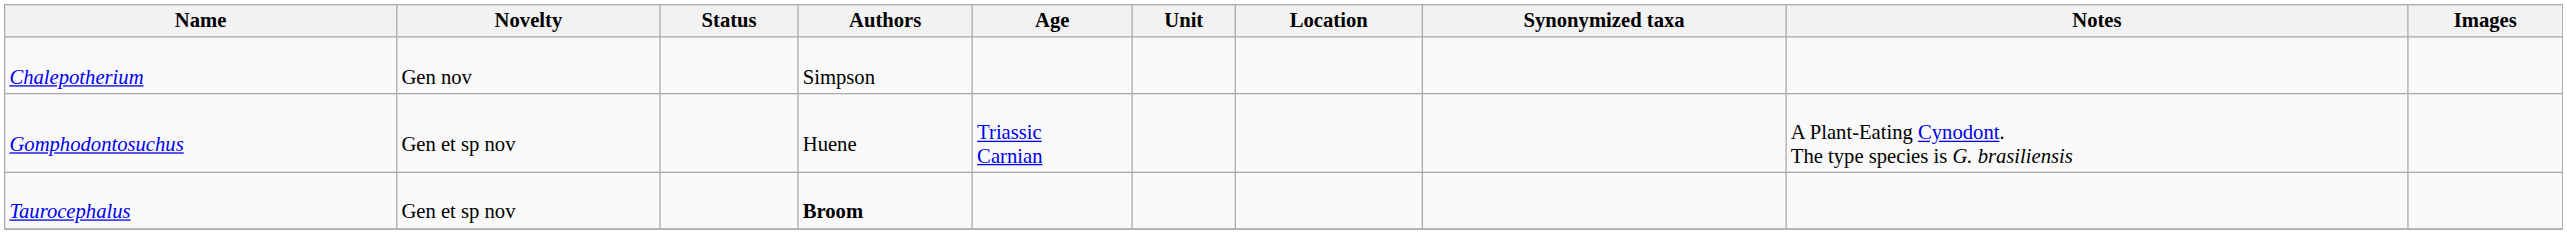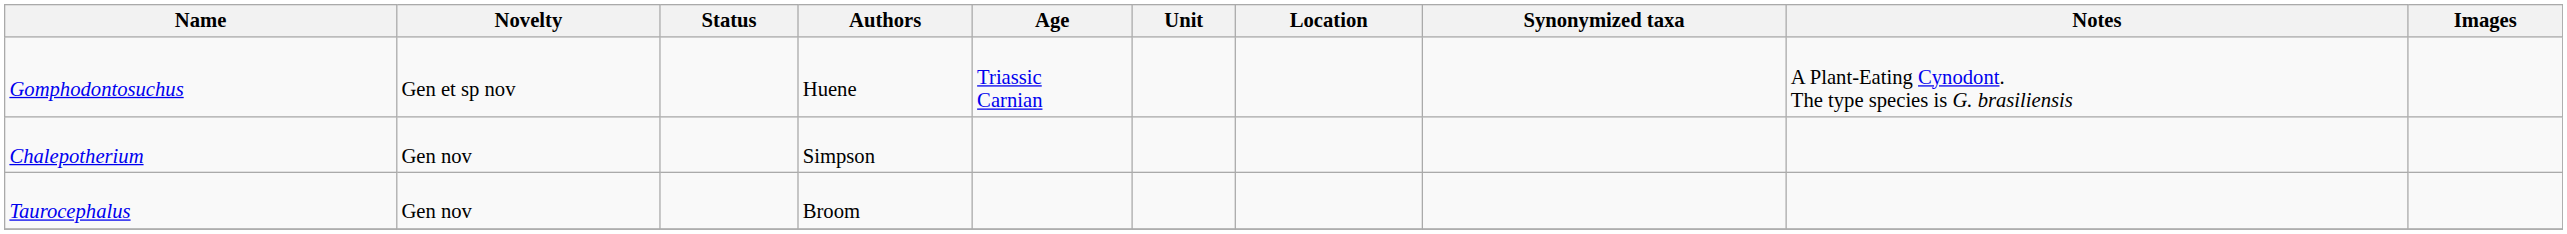rows swapped: (76, 76) <-> (97, 144)
(458, 211) Gen et sp nov -> (437, 211) Gen nov
(833, 211) bold -> (831, 211) normal
